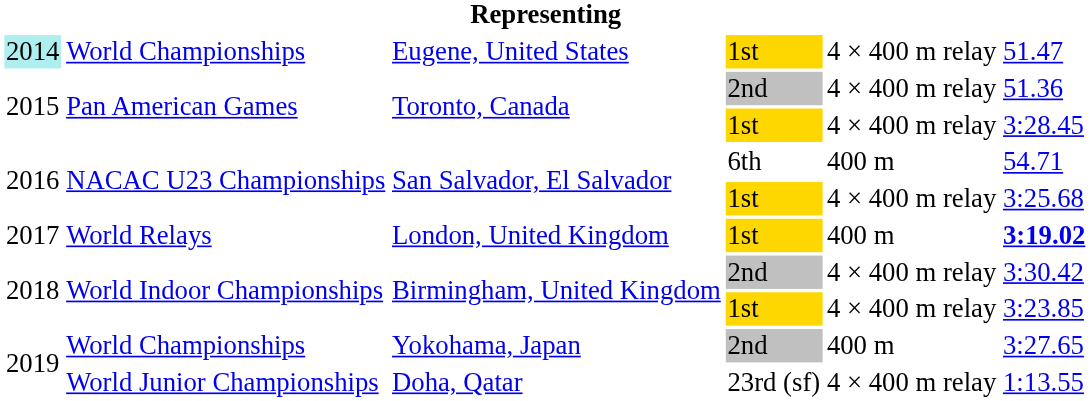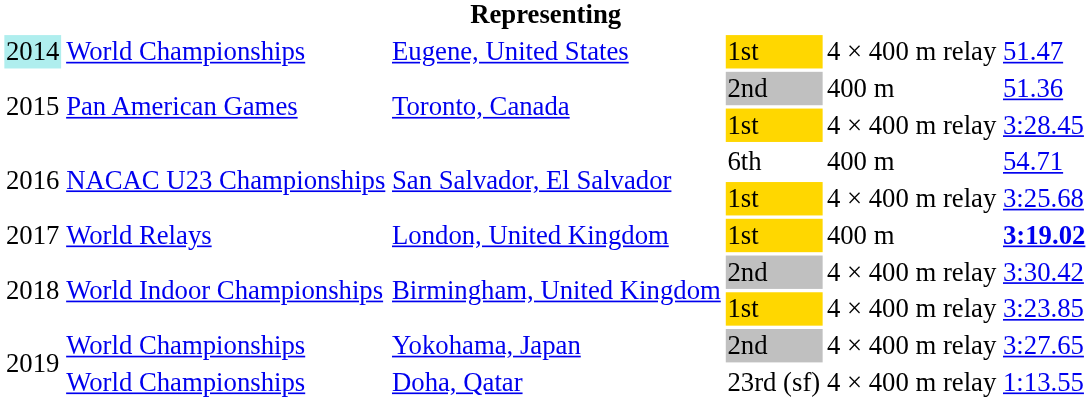(912, 88) 4 × 400 m relay -> (861, 88) 400 m
(861, 345) 400 m -> (912, 345) 4 × 400 m relay
(222, 382) World Junior Championships -> (186, 382) World Championships
